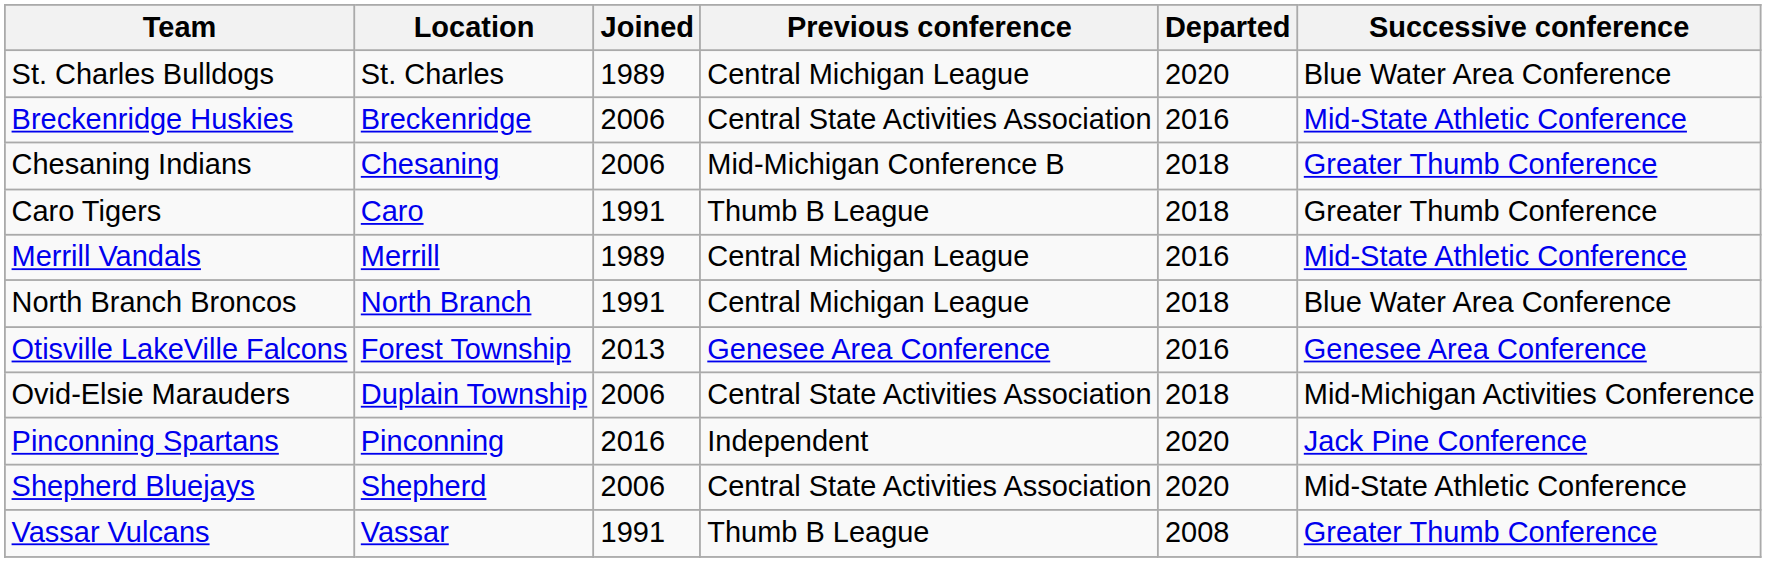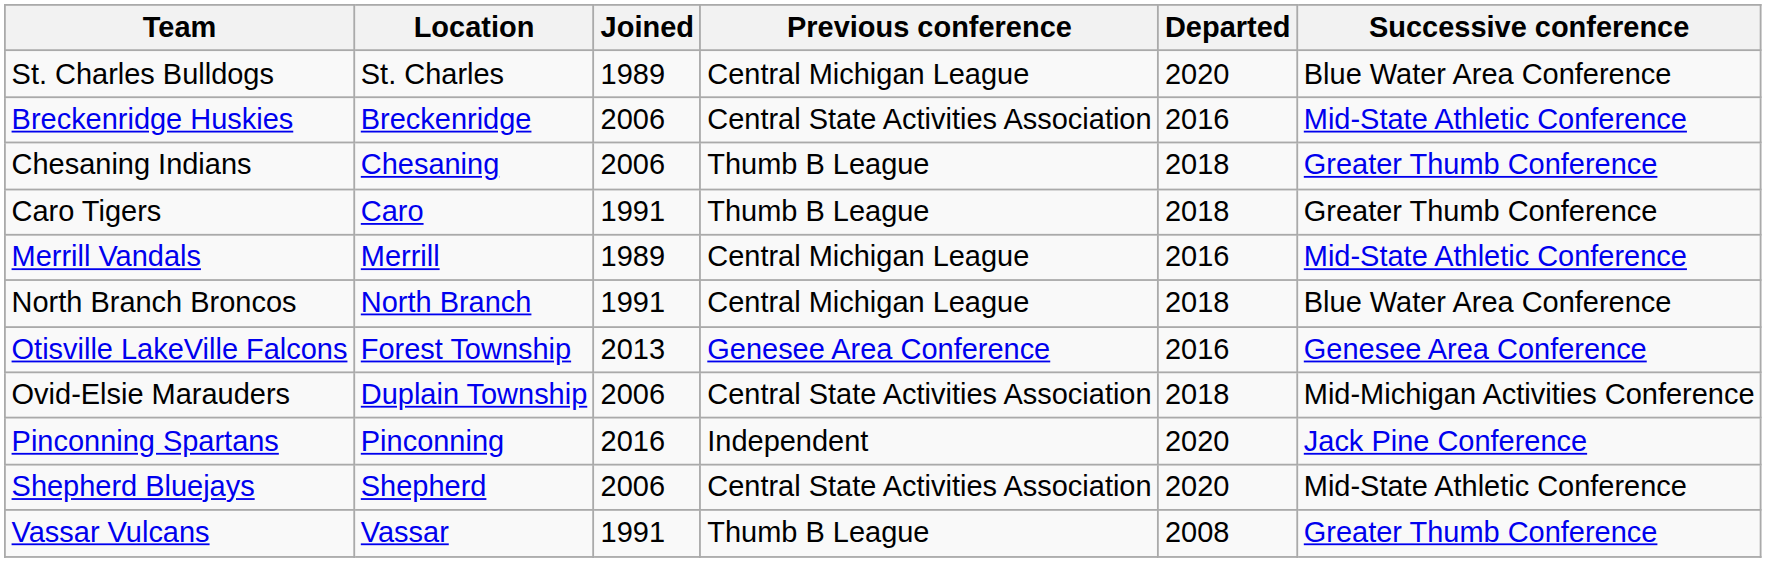(886, 165) Mid-Michigan Conference B -> (818, 165) Thumb B League
